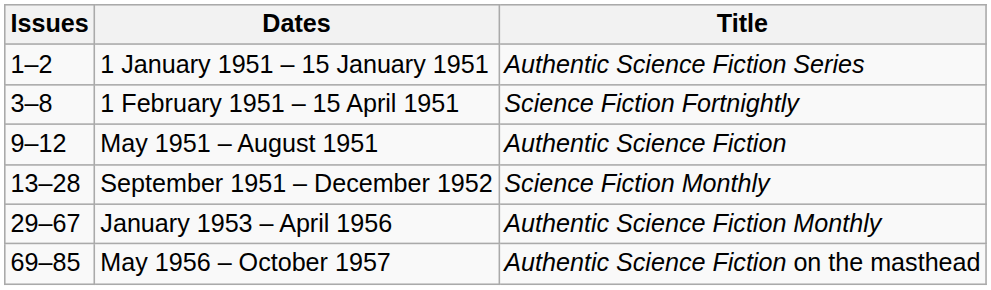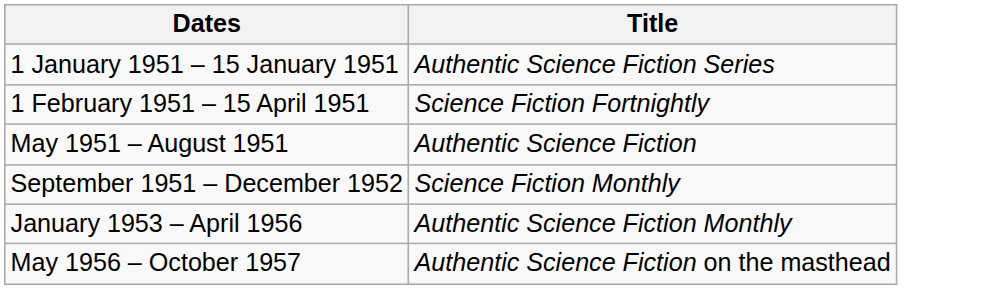- column: (50, 24)
